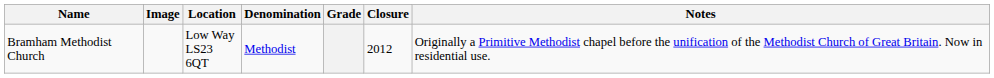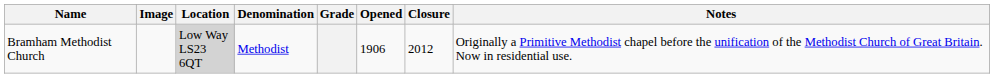+ column: (381, 14)
(210, 48) no background -> (204, 48) lightgrey background
